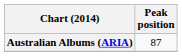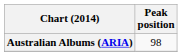(156, 42) 87 -> (156, 42) 98
